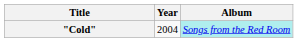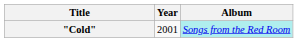(168, 29) 2004 -> (168, 29) 2001
